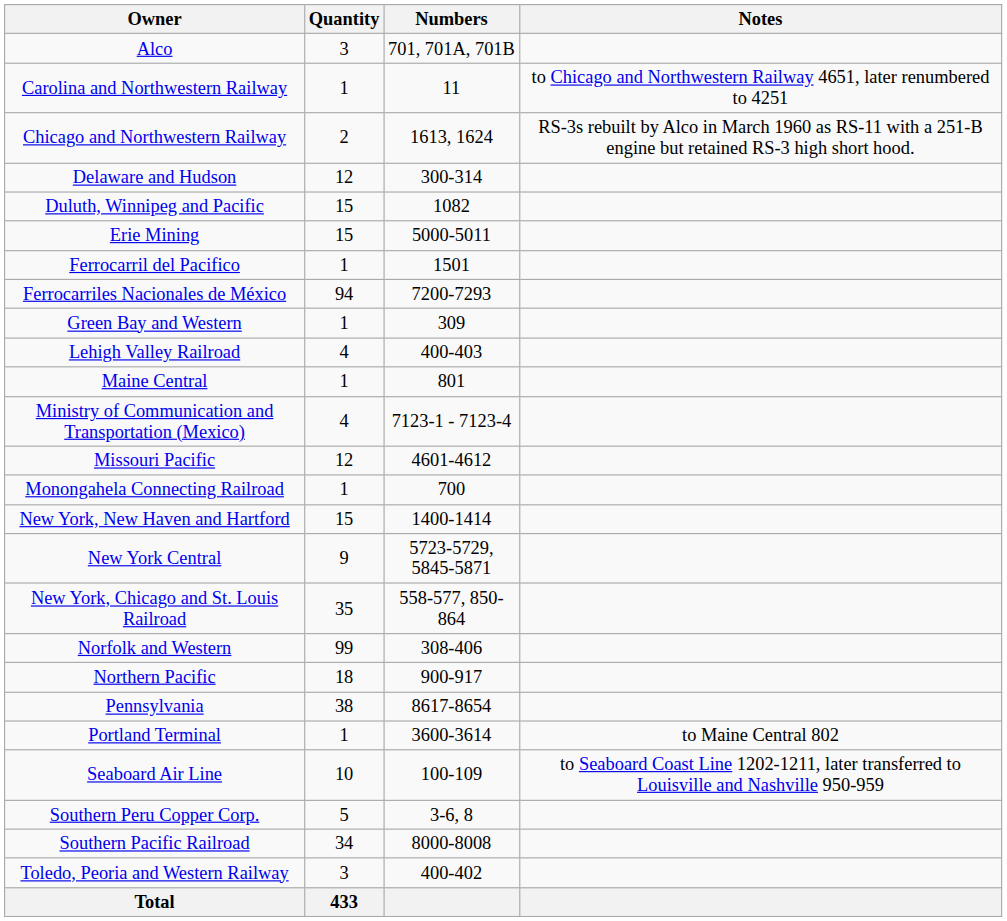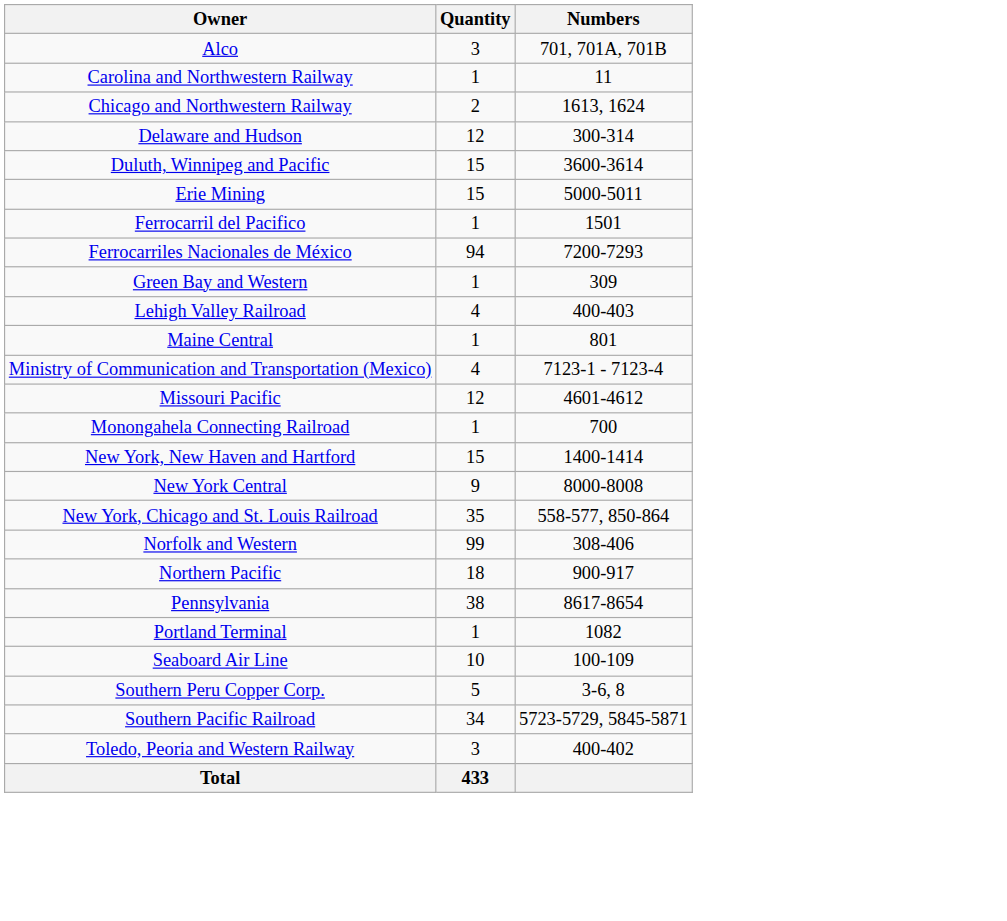- column: (760, 19)
(451, 206) 1082 -> (603, 164) 3600-3614
(451, 558) 5723-5729, 5845-5871 -> (603, 485) 8000-8008
(451, 735) 3600-3614 -> (603, 631) 1082
(451, 843) 8000-8008 -> (603, 719) 5723-5729, 5845-5871
